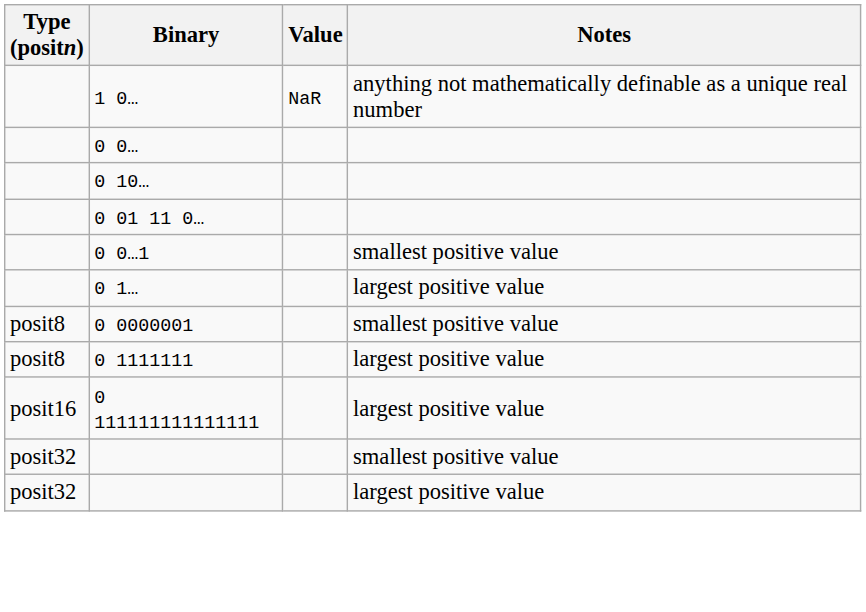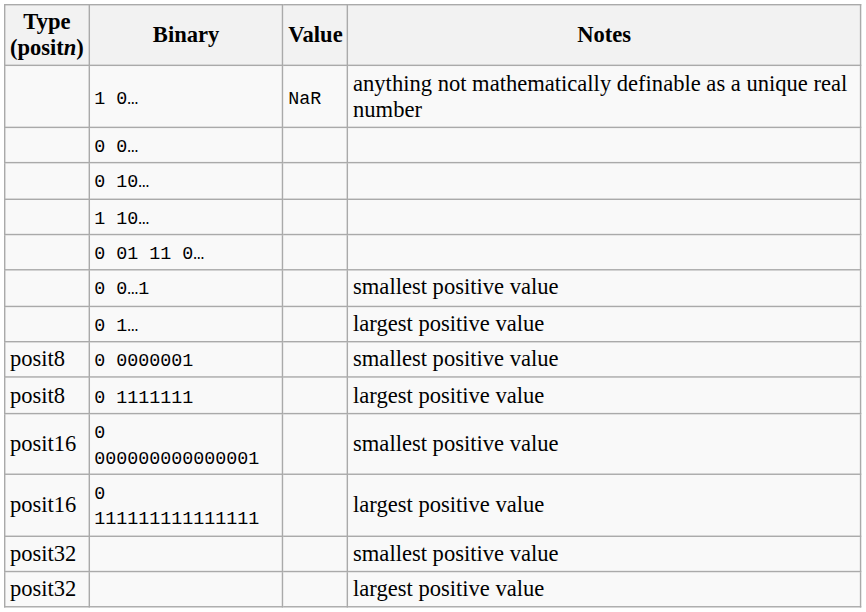+ row: (122, 219)
+ row: (177, 446)
